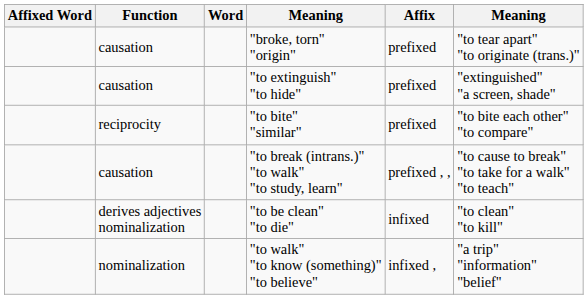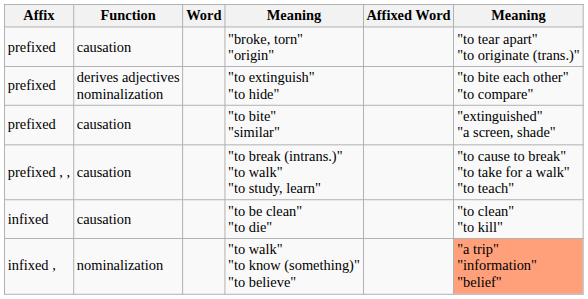columns swapped: (419, 15) <-> (50, 15)
(126, 85) causation -> (128, 85) derives adjectives nominalization
(506, 85) "extinguished" "a screen, shade" -> (513, 85) "to bite each other" "to compare"
(130, 124) reciprocity -> (104, 124) causation
(513, 124) "to bite each other" "to compare" -> (506, 124) "extinguished" "a screen, shade"
(150, 219) derives adjectives nominalization -> (104, 219) causation
(497, 266) no background -> (497, 266) lightsalmon background
